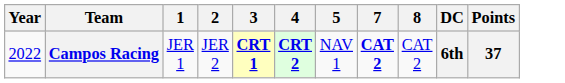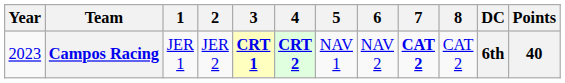+ column: (377, 17)
(25, 54) 2022 -> (25, 54) 2023
(493, 54) 37 -> (534, 54) 40
